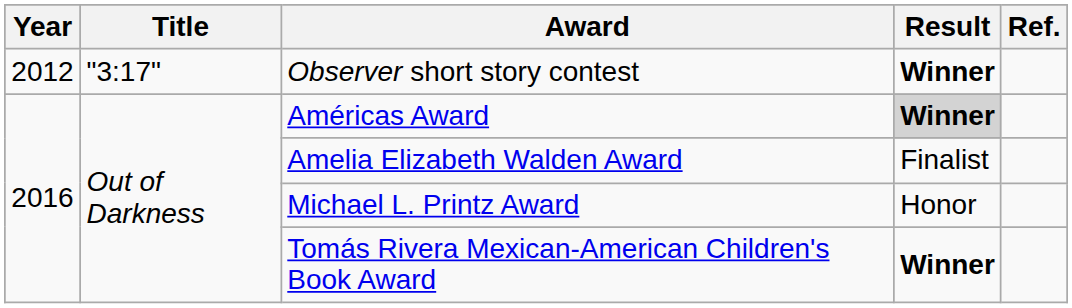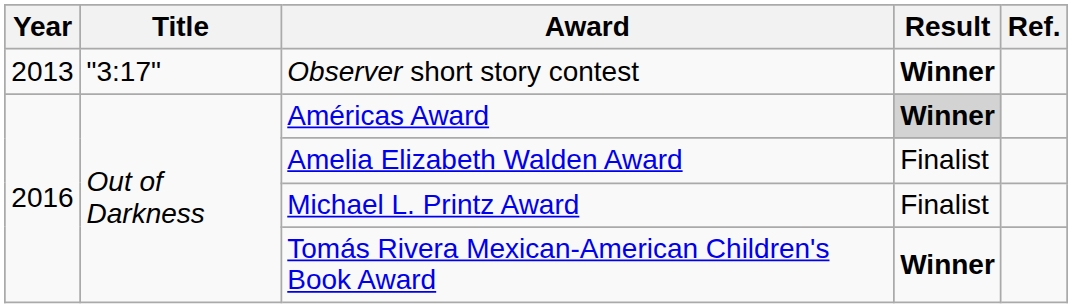(42, 71) 2012 -> (42, 71) 2013
(938, 204) Honor -> (945, 204) Finalist
